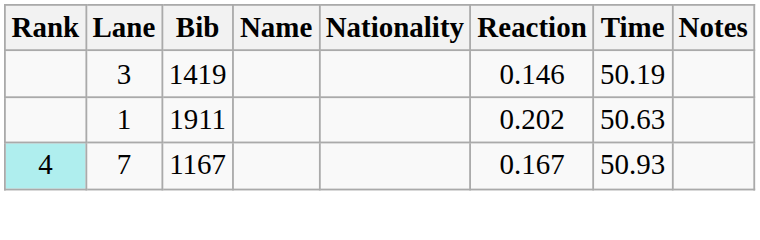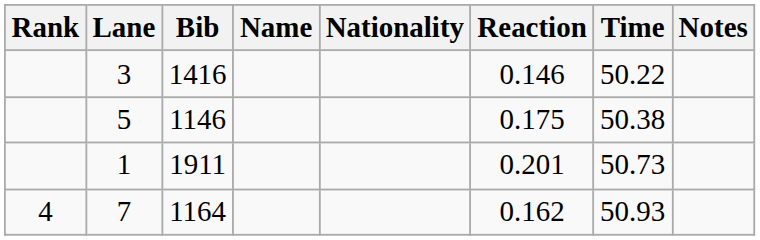(198, 73) 1419 -> (198, 73) 1416
(633, 73) 50.19 -> (633, 73) 50.22
+ row: (124, 119)
(532, 119) 0.202 -> (532, 165) 0.201
(633, 119) 50.63 -> (633, 165) 50.73
(45, 165) paleturquoise background -> (45, 211) no background
(198, 165) 1167 -> (198, 211) 1164
(532, 165) 0.167 -> (532, 211) 0.162
